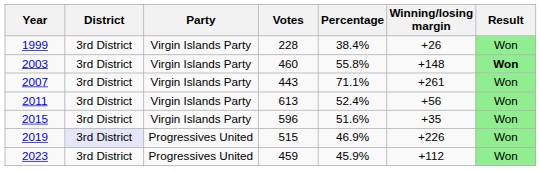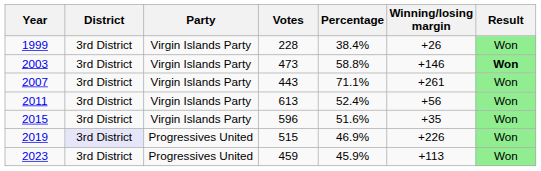(288, 63) 460 -> (288, 63) 473
(353, 63) 55.8% -> (353, 63) 58.8%
(431, 63) +148 -> (431, 63) +146
(431, 156) +112 -> (431, 156) +113
